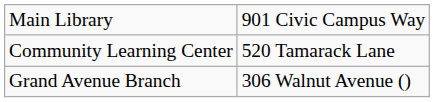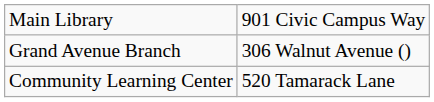rows swapped: (95, 81) <-> (121, 50)
